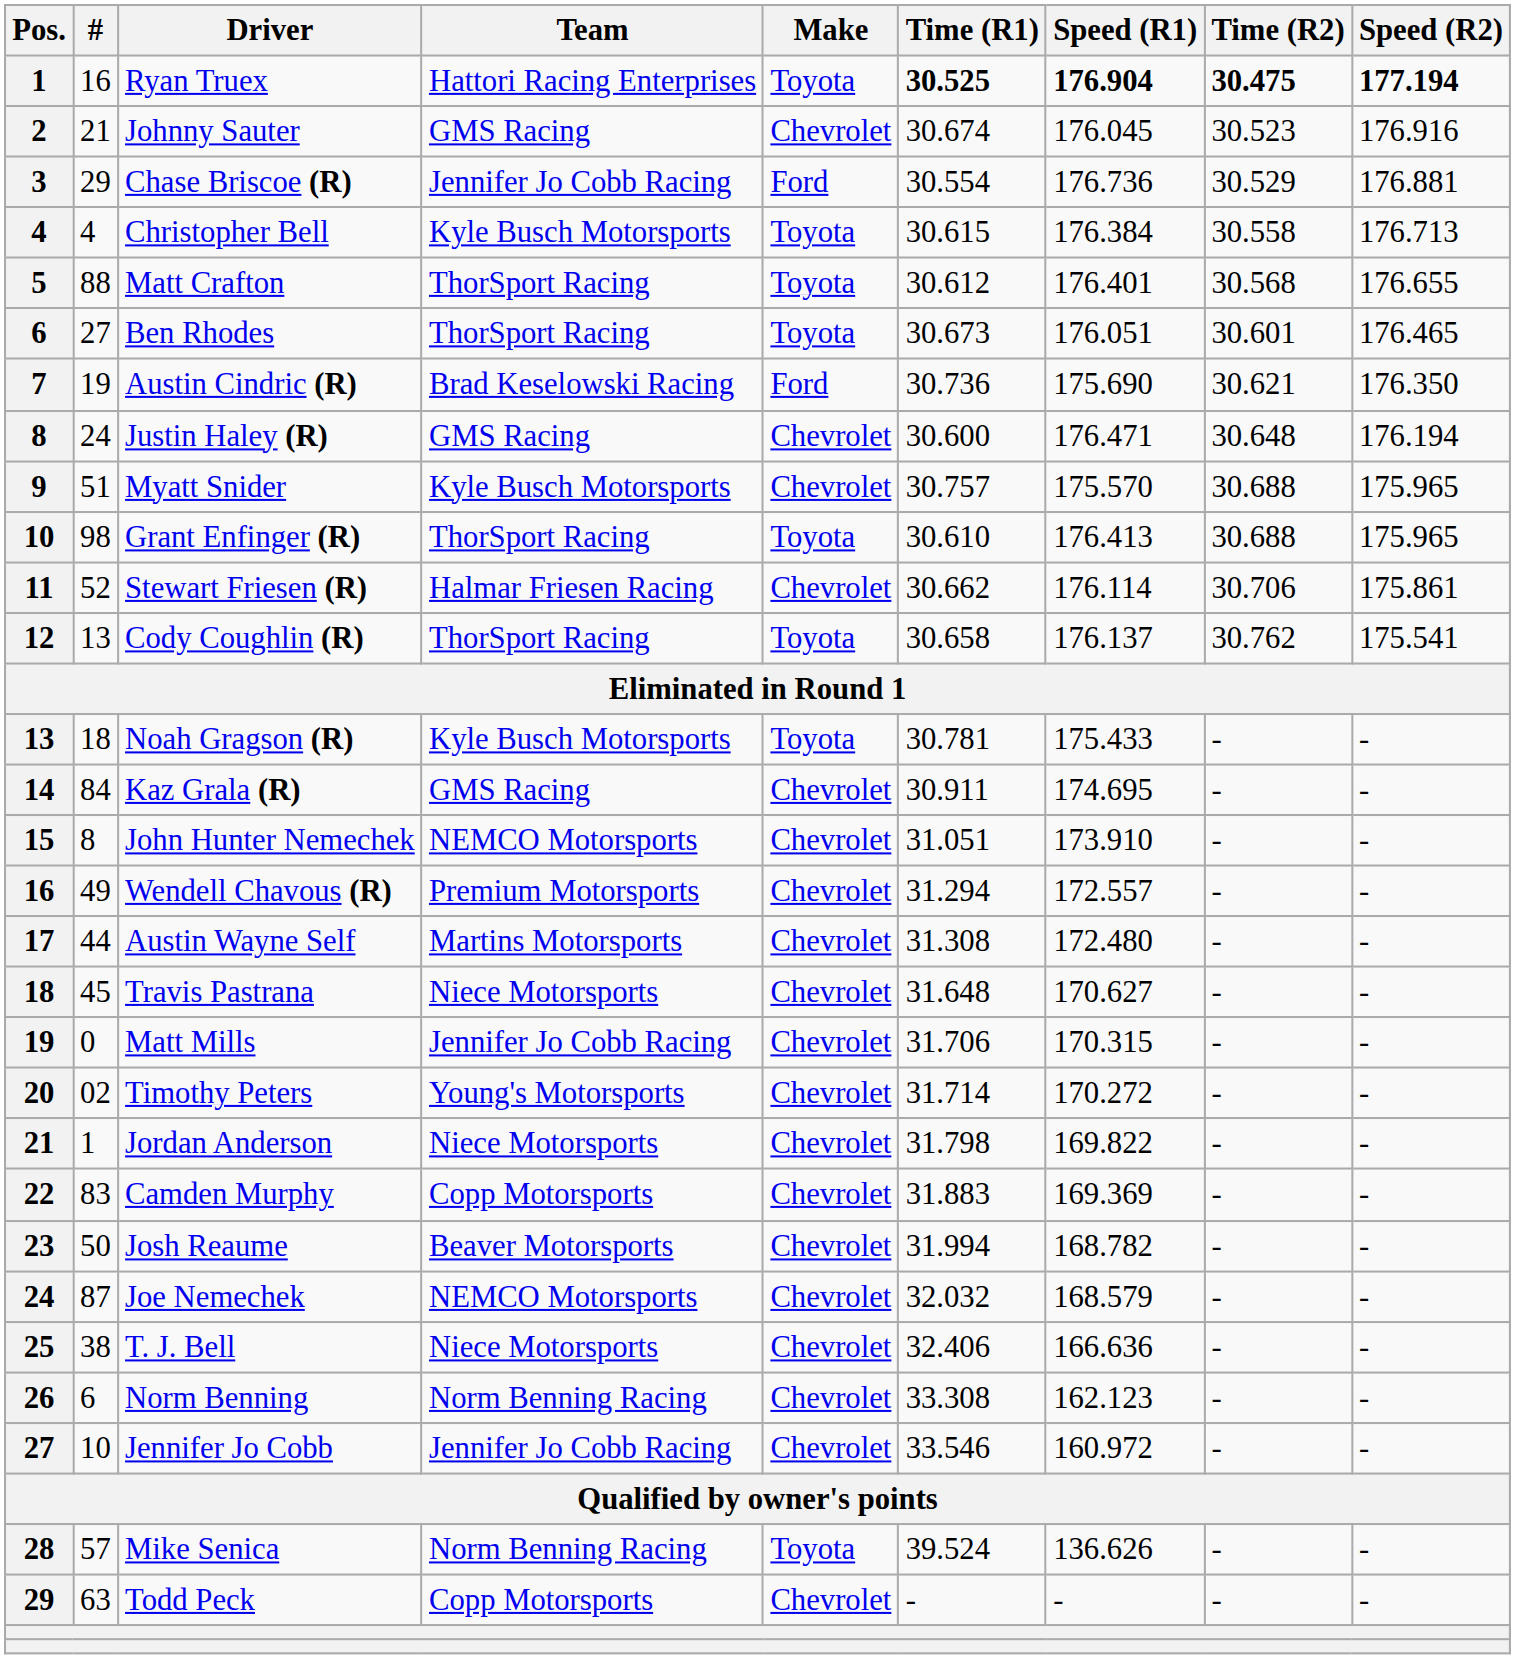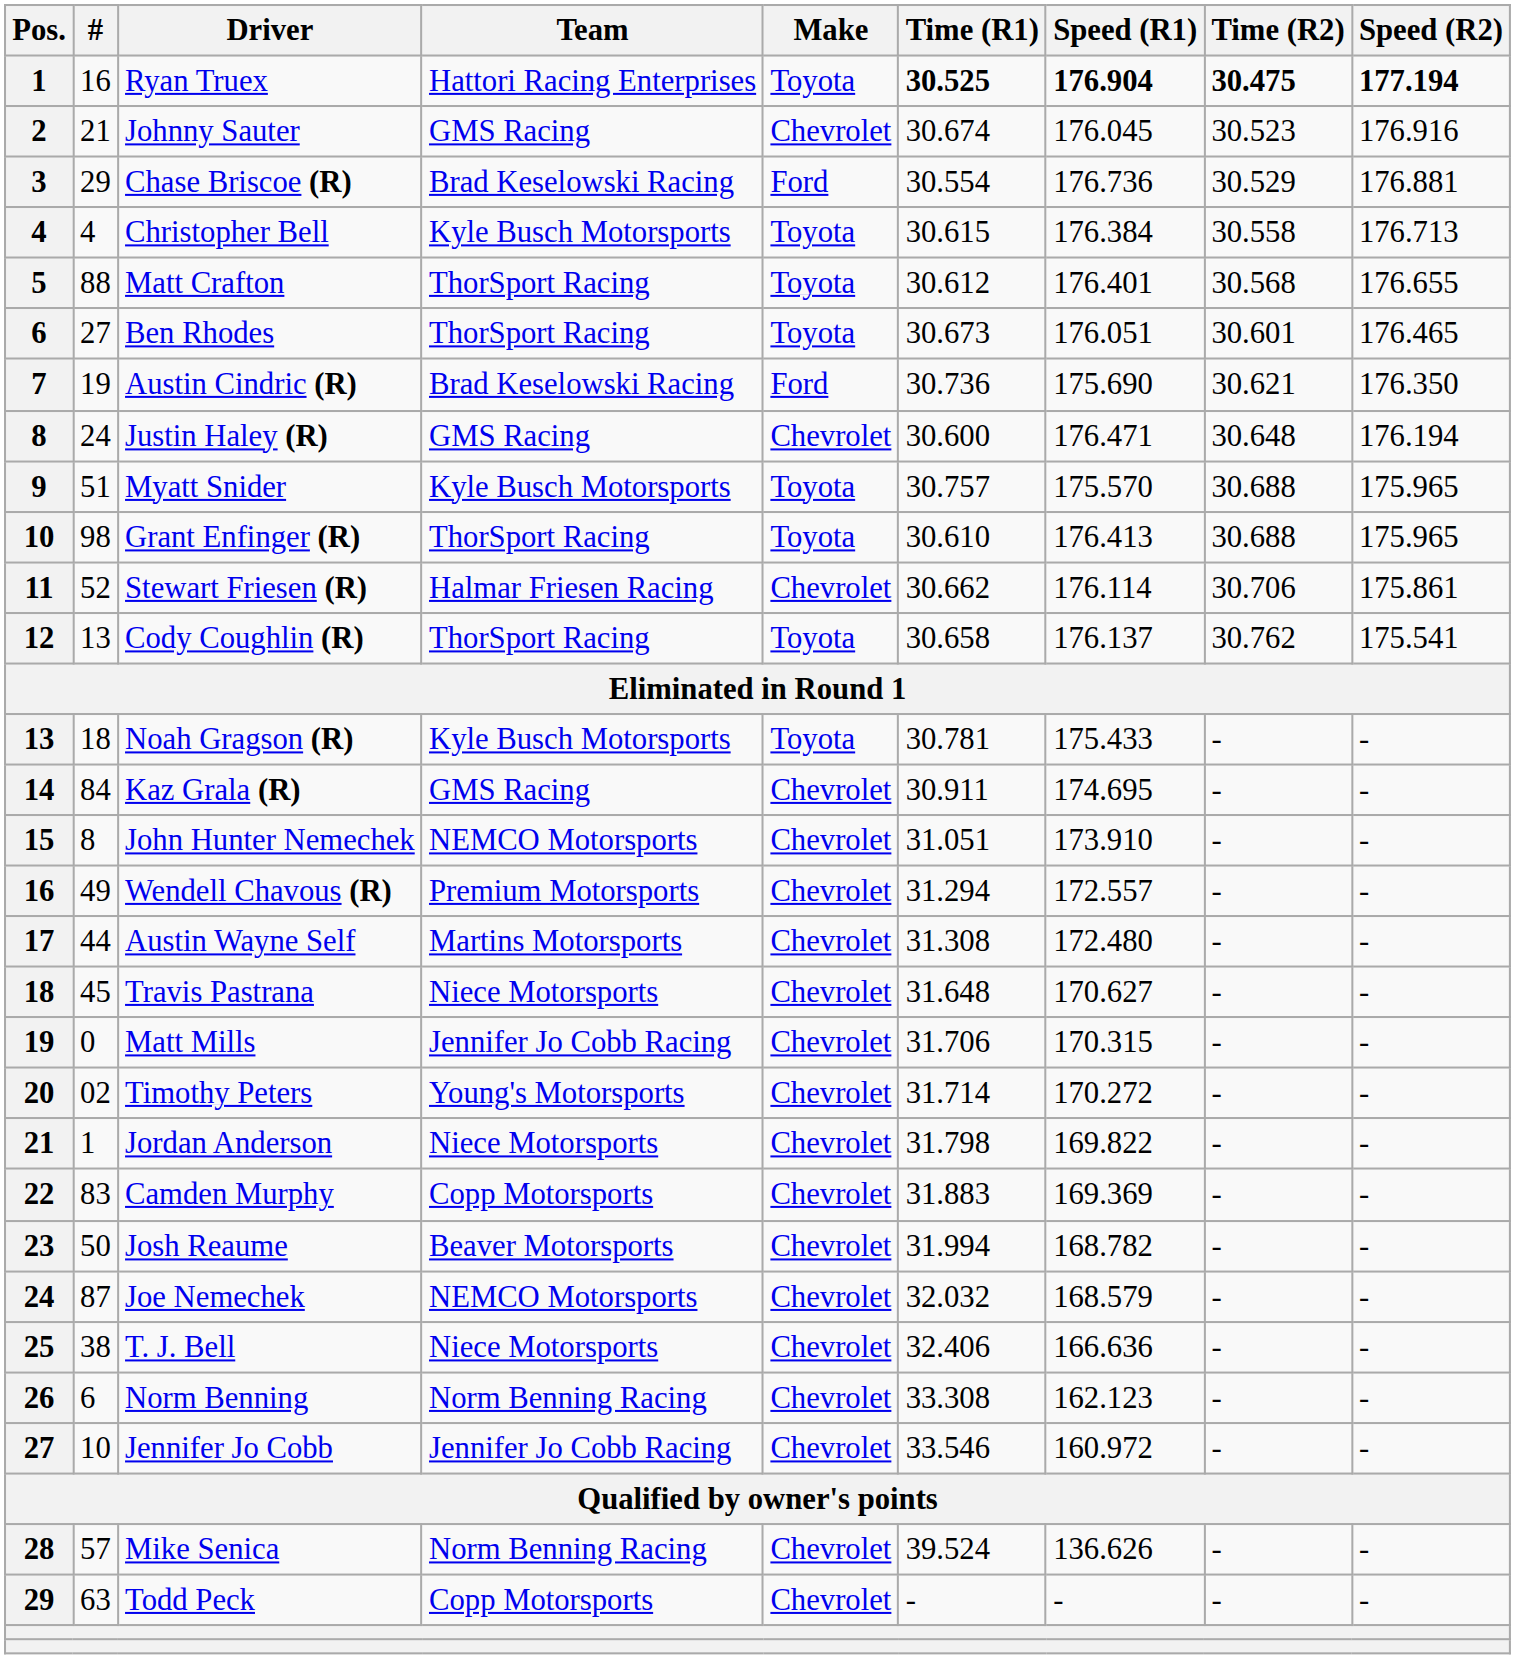(580, 181) Jennifer Jo Cobb Racing -> (581, 181) Brad Keselowski Racing
(831, 485) Chevrolet -> (813, 485) Toyota
(813, 1548) Toyota -> (831, 1548) Chevrolet
